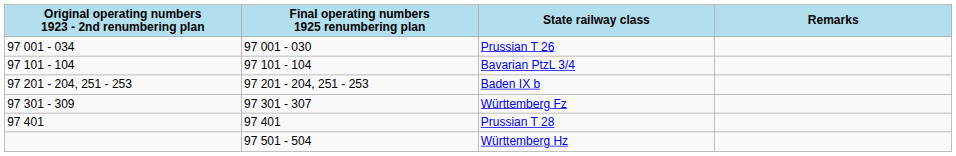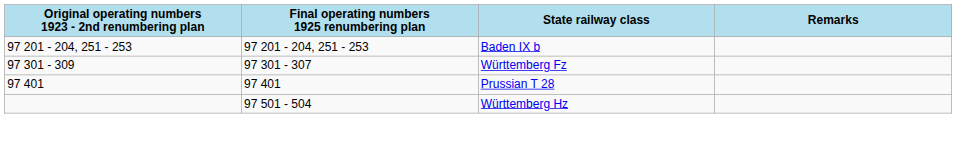- row: (518, 46)
- row: (528, 65)
